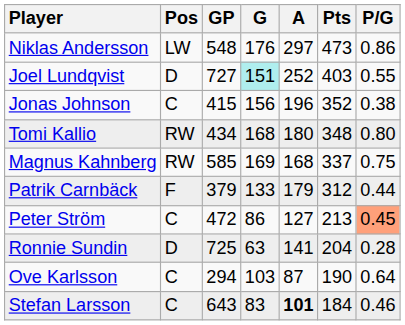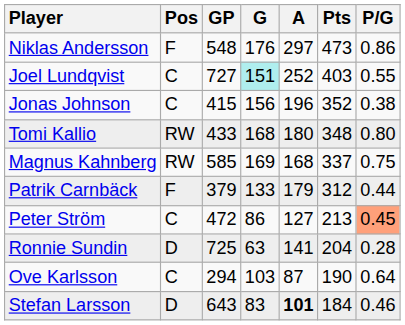(178, 47) LW -> (170, 47) F
(171, 76) D -> (171, 76) C
(221, 133) 434 -> (221, 133) 433
(171, 305) C -> (171, 305) D
